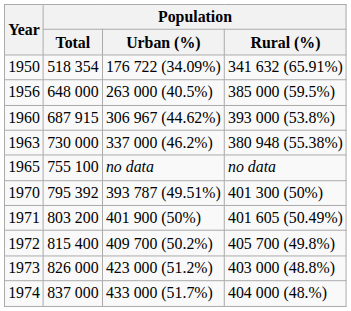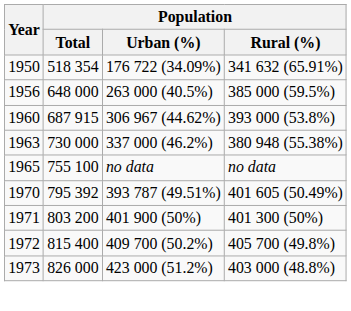(276, 192) 401 300 (50%) -> (285, 192) 401 605 (50.49%)
(285, 218) 401 605 (50.49%) -> (276, 218) 401 300 (50%)
- row: (24, 293)
